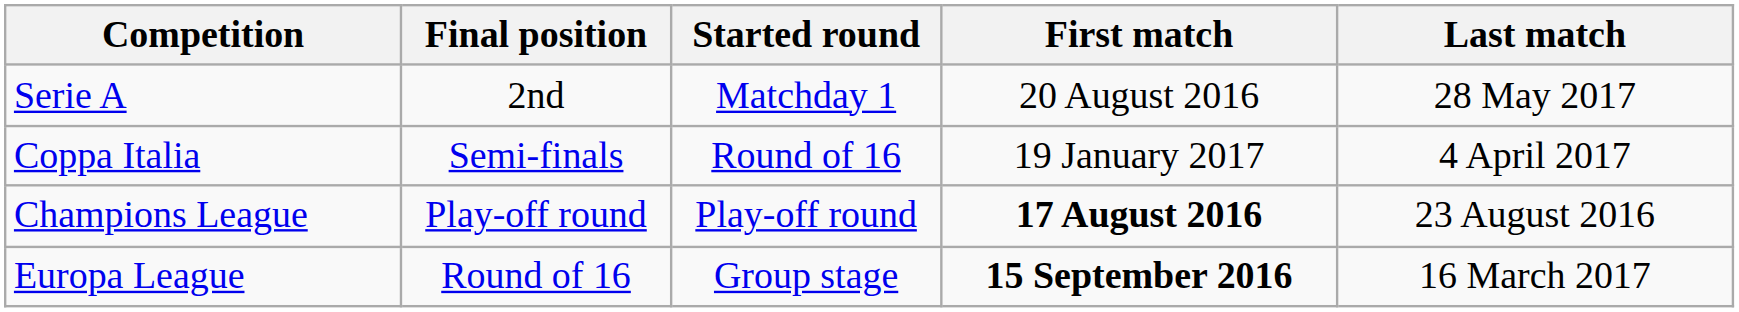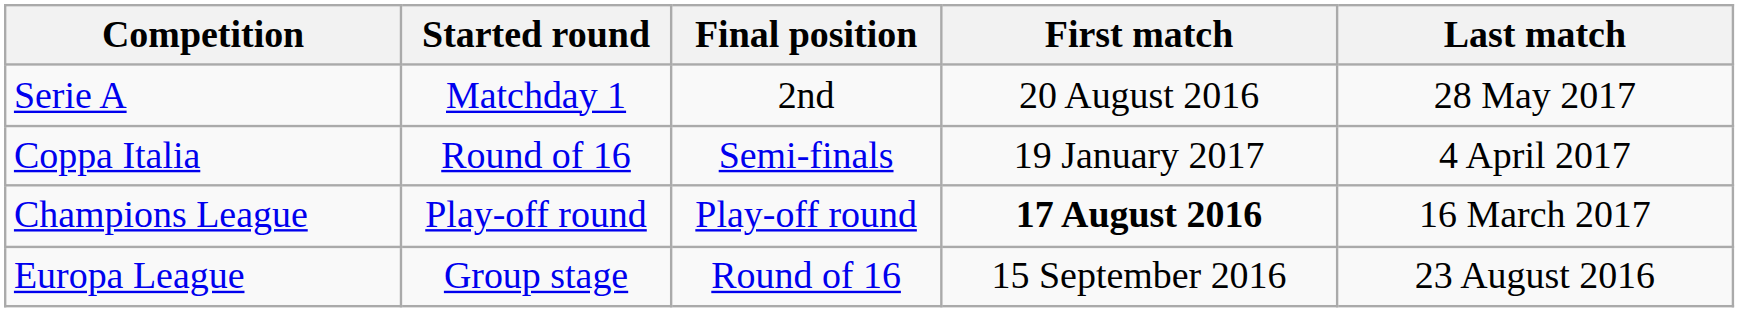columns swapped: (806, 34) <-> (536, 34)
(1535, 214) 23 August 2016 -> (1535, 214) 16 March 2017
(1139, 275) bold -> (1139, 275) normal
(1535, 275) 16 March 2017 -> (1535, 275) 23 August 2016
